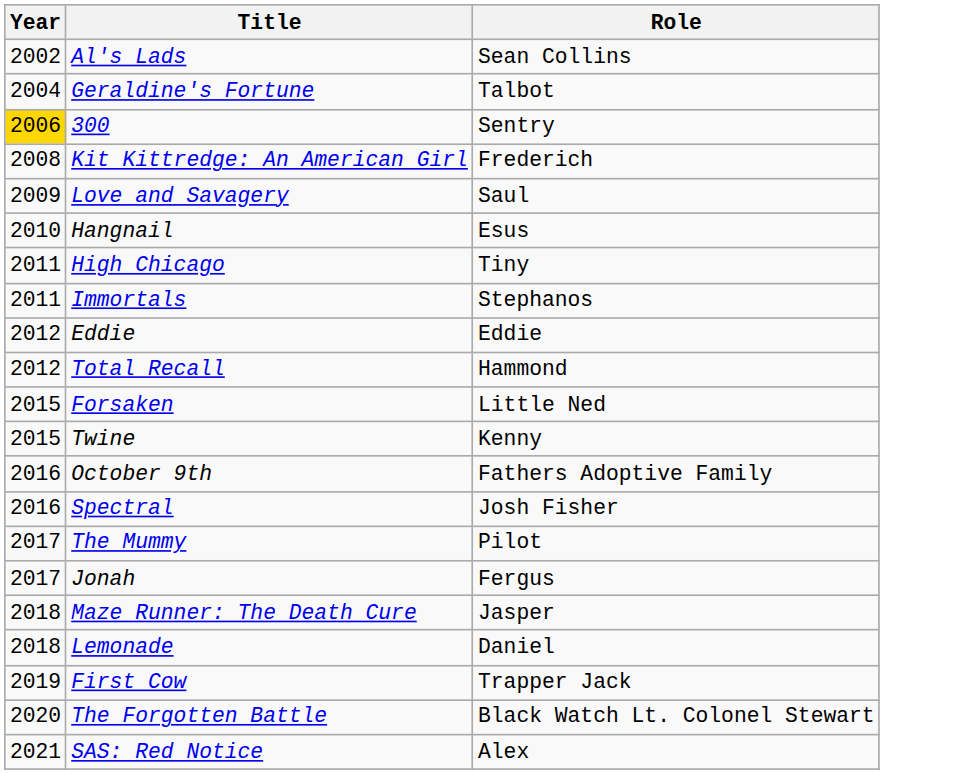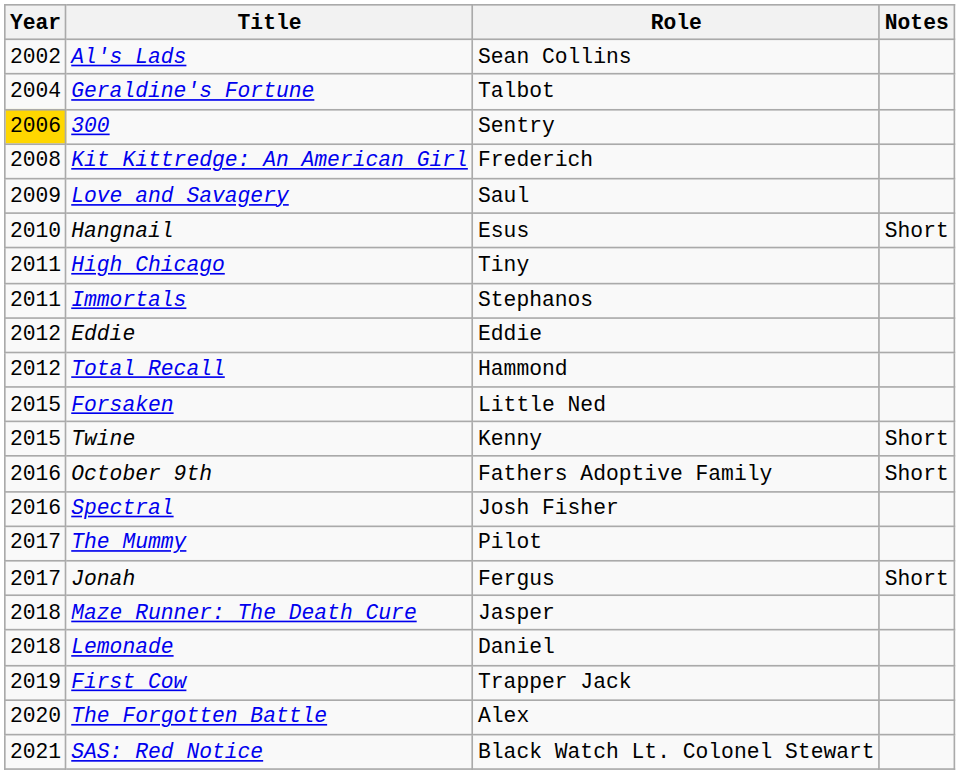+ column: (917, 22)
(676, 717) Black Watch Lt. Colonel Stewart -> (504, 717) Alex
(504, 752) Alex -> (676, 752) Black Watch Lt. Colonel Stewart
